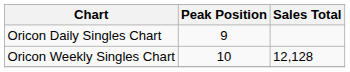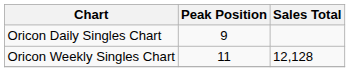(224, 56) 10 -> (224, 56) 11
